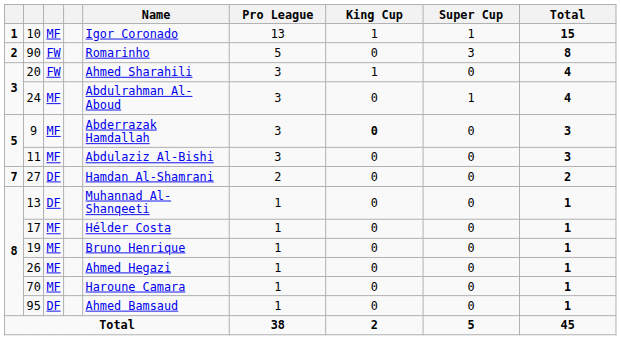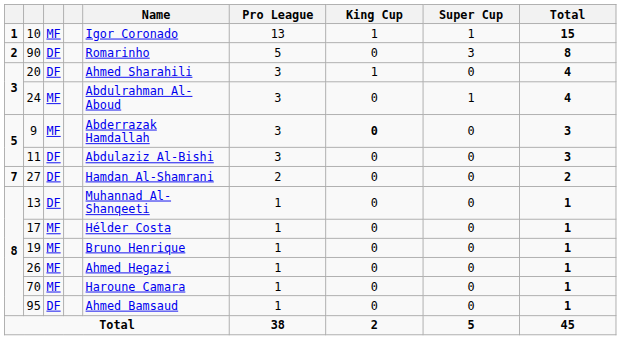(54, 53) FW -> (54, 53) DF
(54, 72) FW -> (54, 72) DF
(54, 157) MF -> (54, 157) DF
